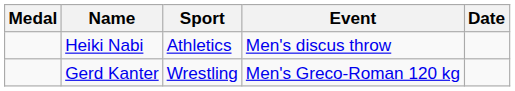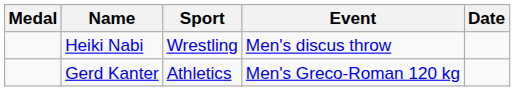(199, 46) Athletics -> (202, 46) Wrestling
(202, 73) Wrestling -> (199, 73) Athletics
